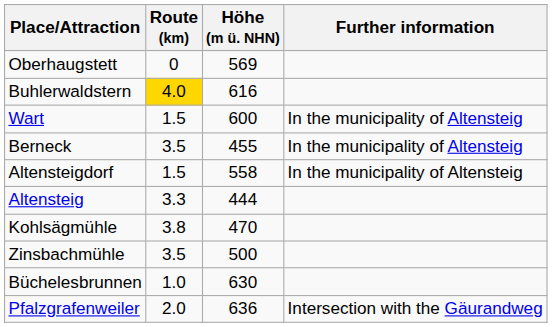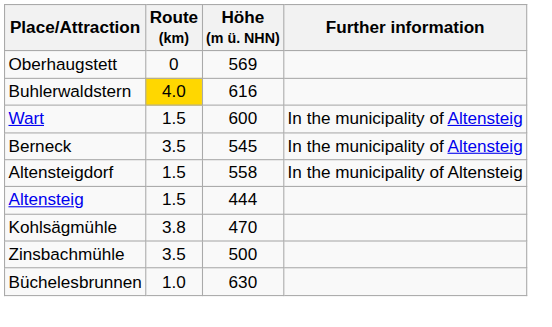(243, 145) 455 -> (243, 145) 545
(174, 200) 3.3 -> (174, 200) 1.5
- row: (74, 308)
